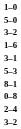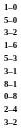rows swapped: (1, 71) <-> (1, 58)
